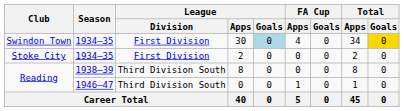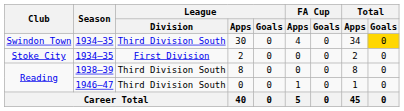(172, 41) First Division -> (172, 41) Third Division South
(269, 41) lightblue background -> (269, 41) no background
